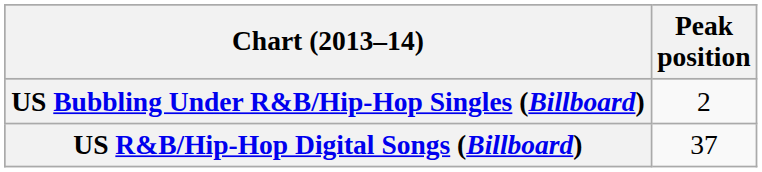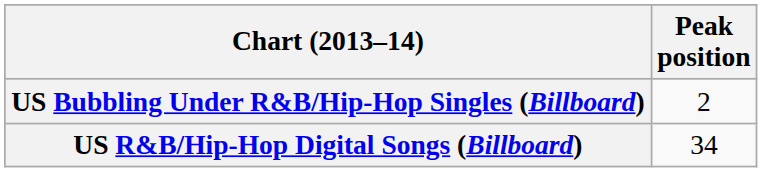(704, 144) 37 -> (704, 144) 34
